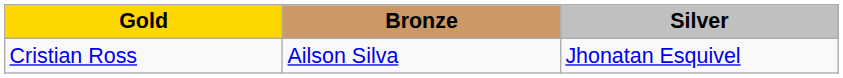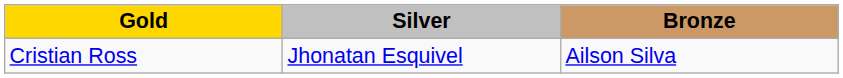columns swapped: (699, 21) <-> (421, 21)
